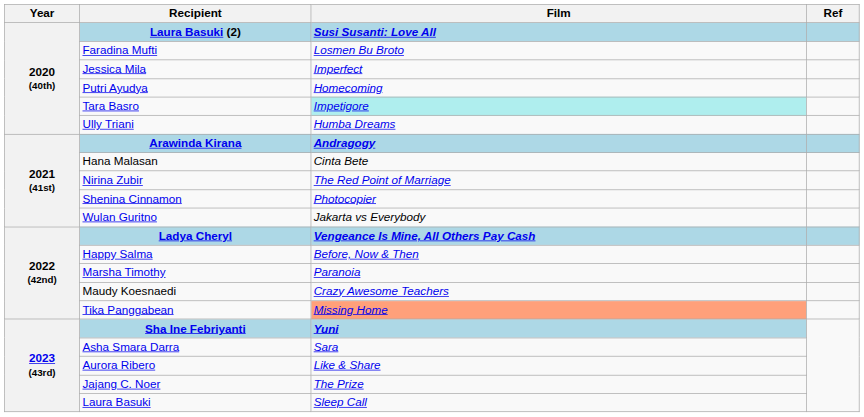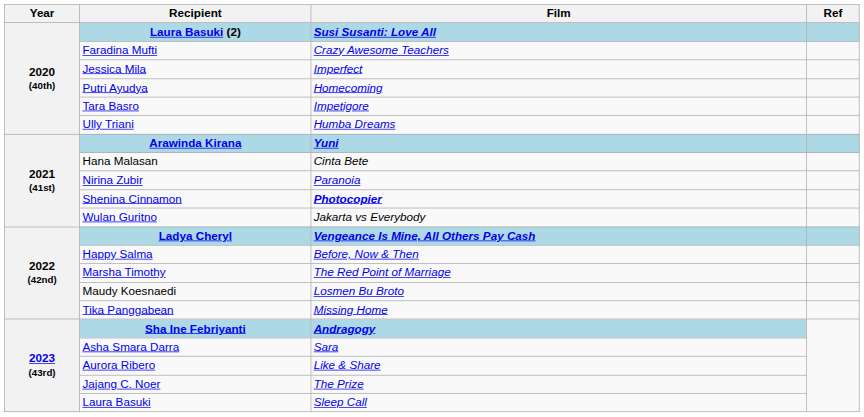(359, 50) Losmen Bu Broto -> (381, 50) Crazy Awesome Teachers
(341, 106) paleturquoise background -> (341, 106) no background
(344, 143) Andragogy -> (326, 143) Yuni
(382, 180) The Red Point of Marriage -> (337, 180) Paranoia
(345, 198) normal -> (348, 198) bold
(337, 273) Paranoia -> (382, 273) The Red Point of Marriage
(381, 291) Crazy Awesome Teachers -> (359, 291) Losmen Bu Broto
(351, 310) lightsalmon background -> (351, 310) no background
(326, 328) Yuni -> (344, 328) Andragogy
